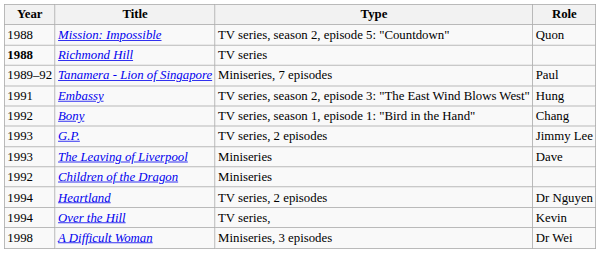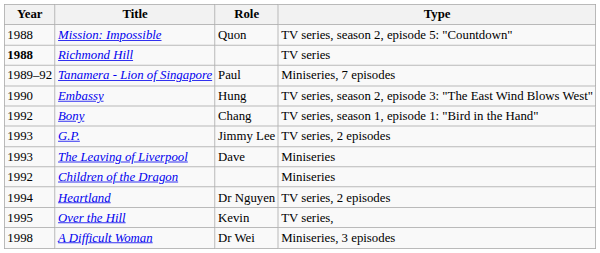columns swapped: (564, 14) <-> (374, 14)
(20, 95) 1991 -> (20, 95) 1990
(20, 217) 1994 -> (20, 217) 1995
